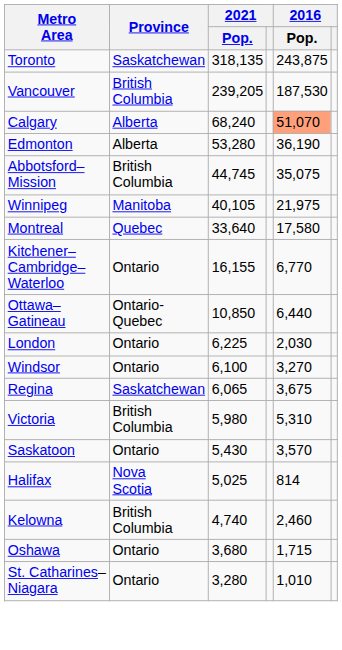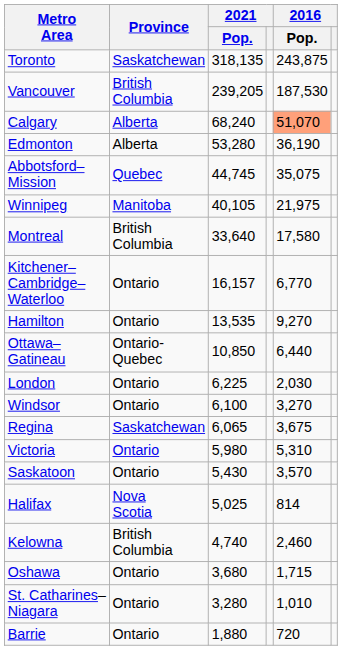(143, 175) British Columbia -> (137, 175) Quebec
(137, 228) Quebec -> (143, 236) British Columbia
(233, 267) 16,155 -> (233, 283) 16,157
+ row: (36, 321)
(143, 420) British Columbia -> (136, 450) Ontario
+ row: (27, 634)
